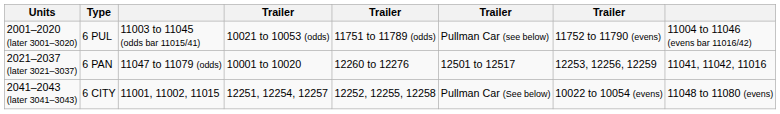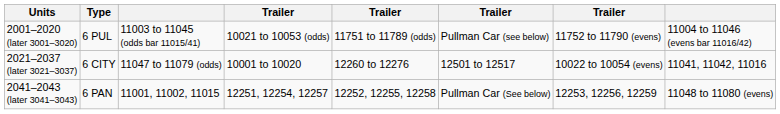(97, 65) 6 PAN -> (99, 65) 6 CITY
(606, 65) 12253, 12256, 12259 -> (609, 65) 10022 to 10054 (evens)
(99, 94) 6 CITY -> (97, 94) 6 PAN
(609, 94) 10022 to 10054 (evens) -> (606, 94) 12253, 12256, 12259
